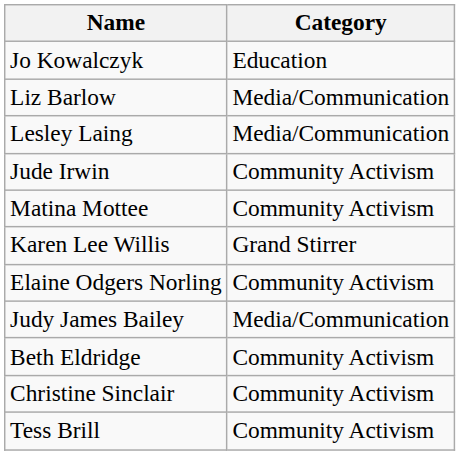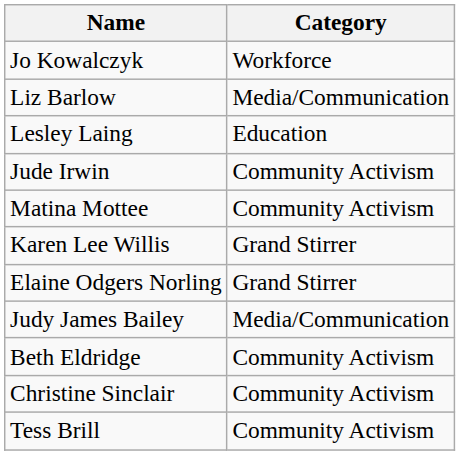(280, 60) Education -> (282, 60) Workforce
(341, 134) Media/Communication -> (280, 134) Education
(333, 282) Community Activism -> (294, 282) Grand Stirrer
